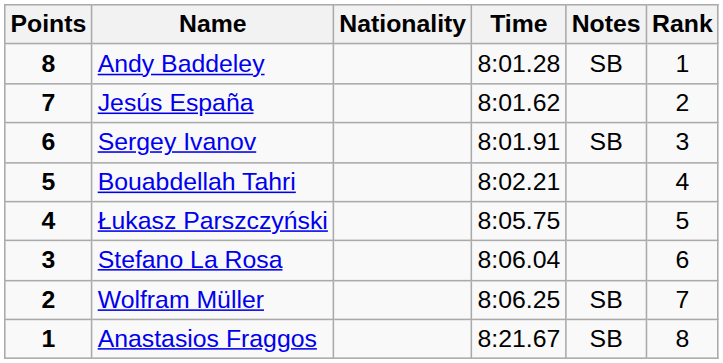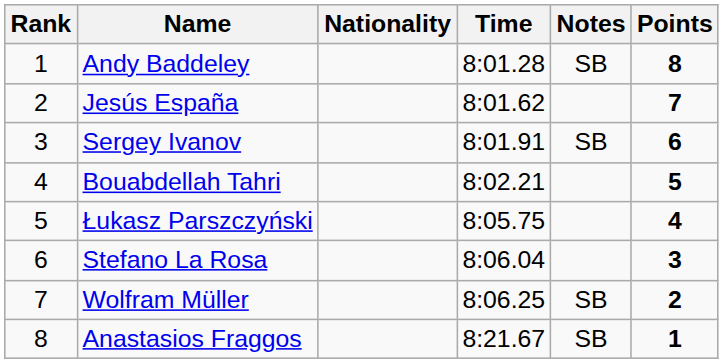columns swapped: (682, 24) <-> (48, 24)
